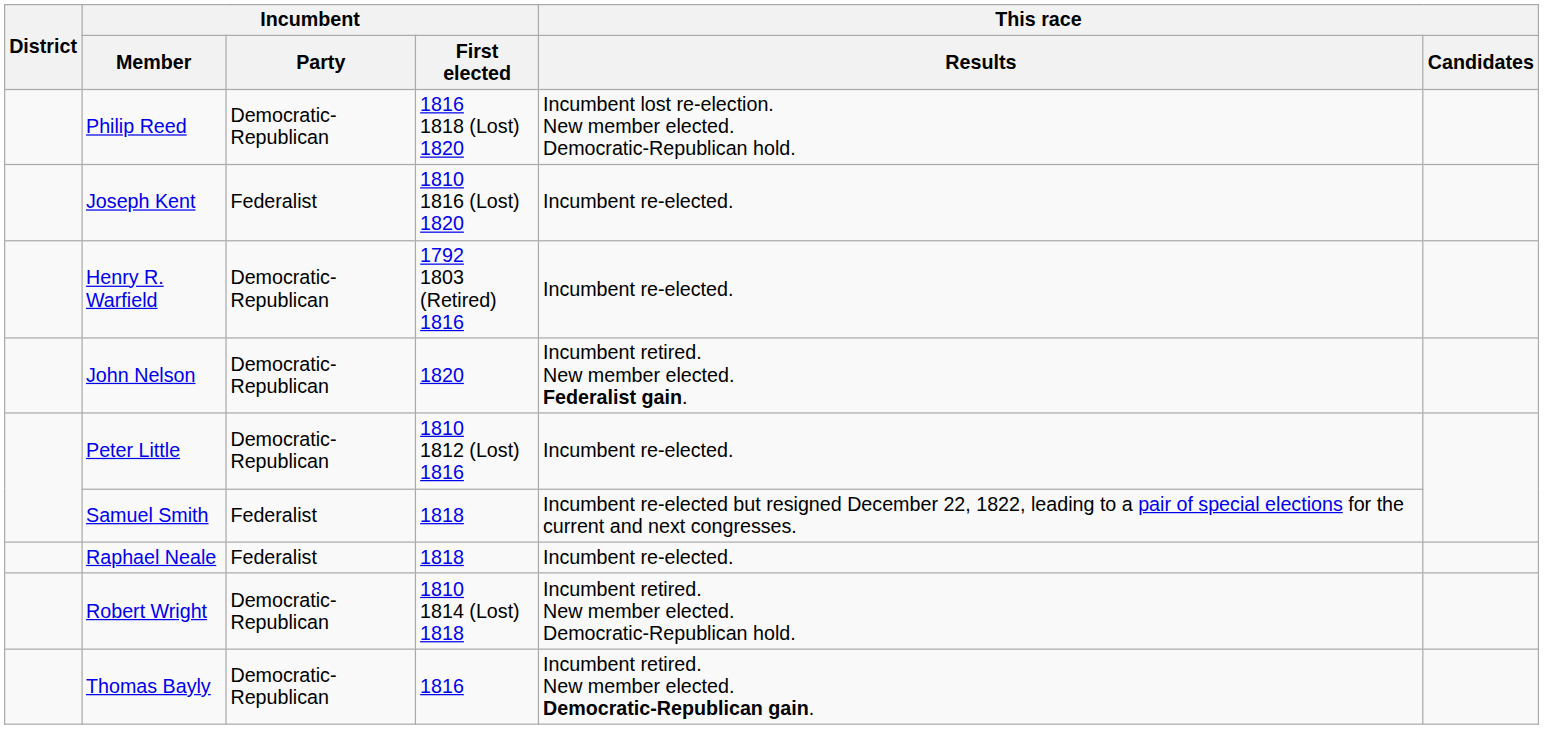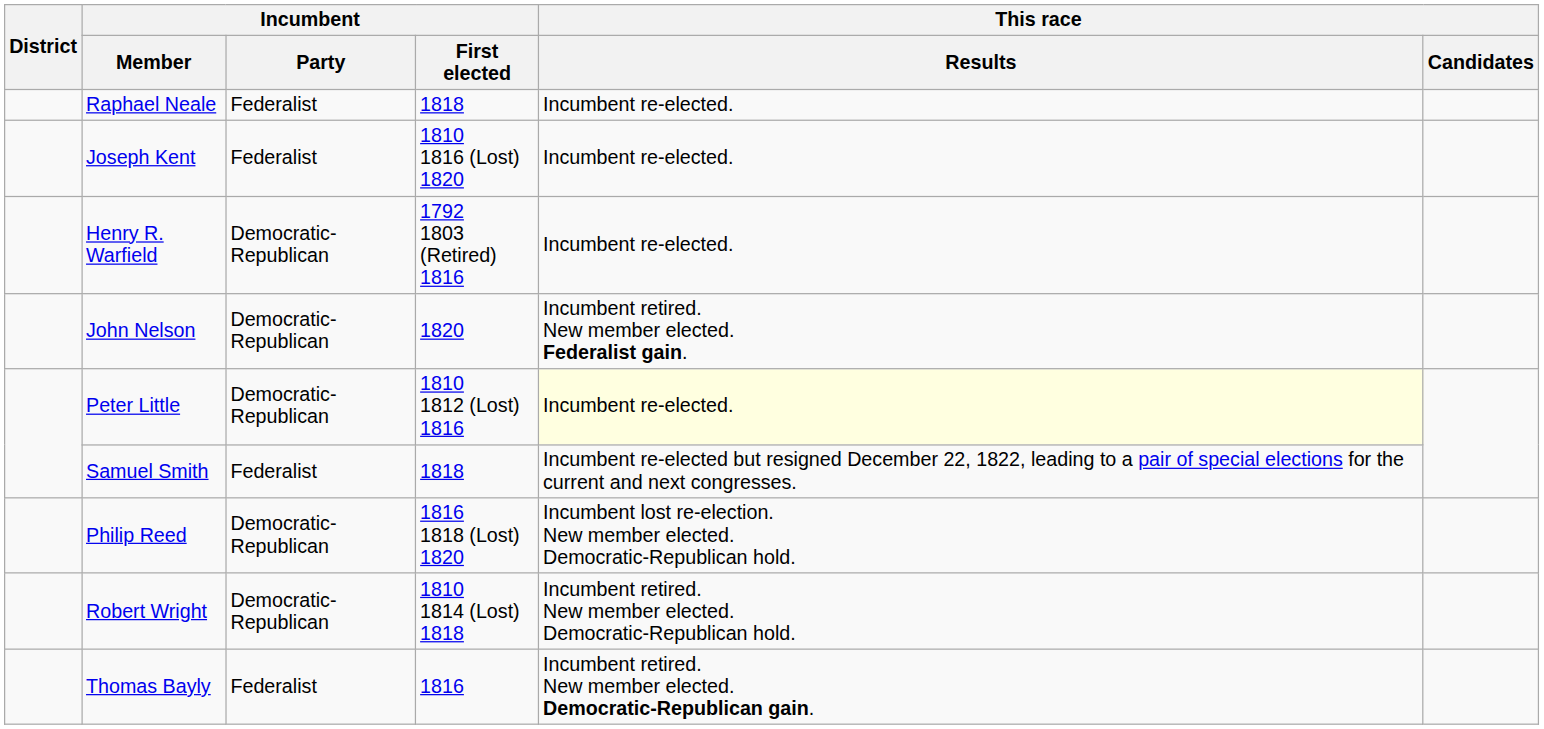rows swapped: (151, 557) <-> (136, 126)
(638, 450) no background -> (638, 406) lightyellow background
(283, 686) Democratic-Republican -> (274, 686) Federalist
